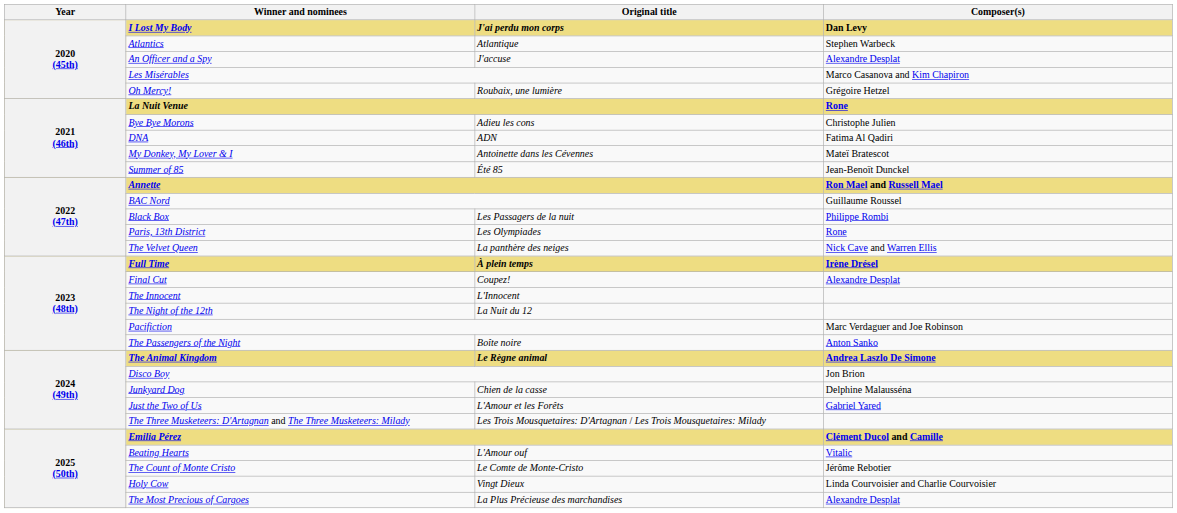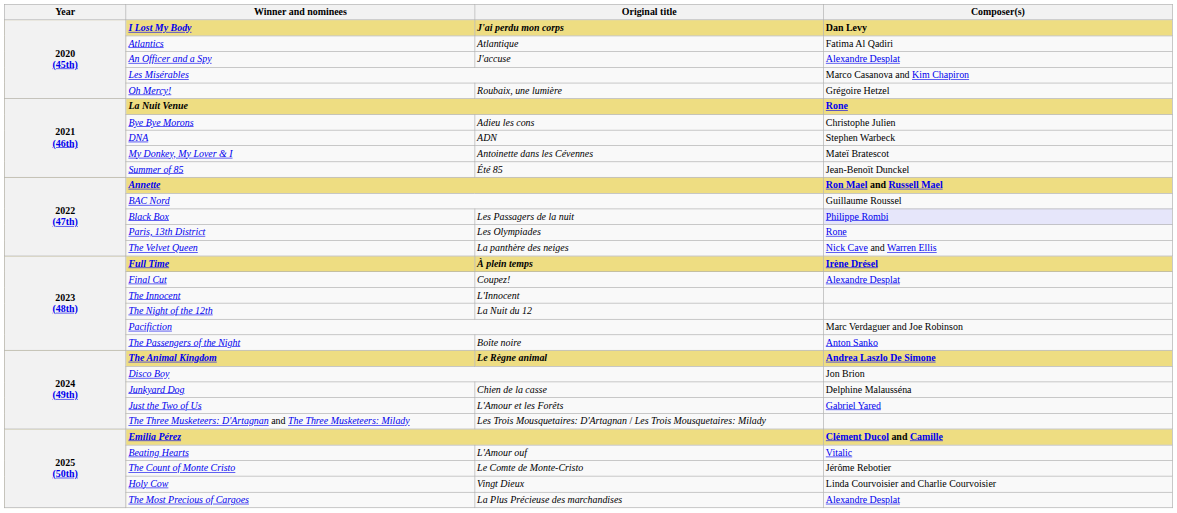(860, 43) Stephen Warbeck -> (859, 43) Fatima Al Qadiri
(859, 138) Fatima Al Qadiri -> (860, 138) Stephen Warbeck
(857, 216) no background -> (857, 216) lavender background
